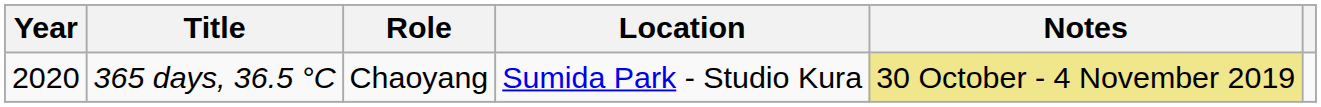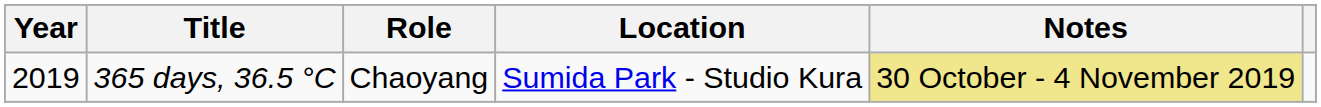(46, 76) 2020 -> (46, 76) 2019
